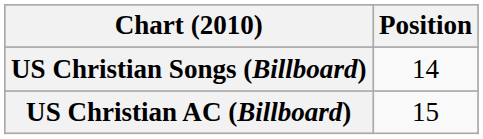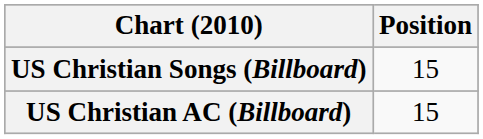(425, 68) 14 -> (425, 68) 15
